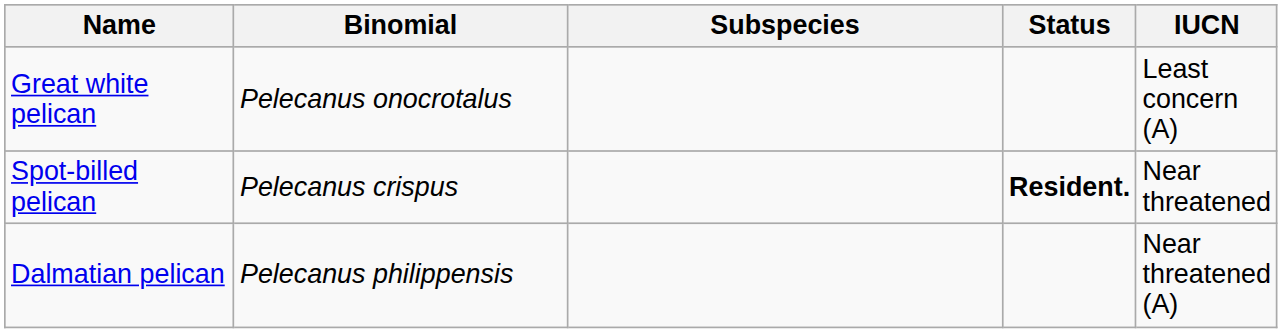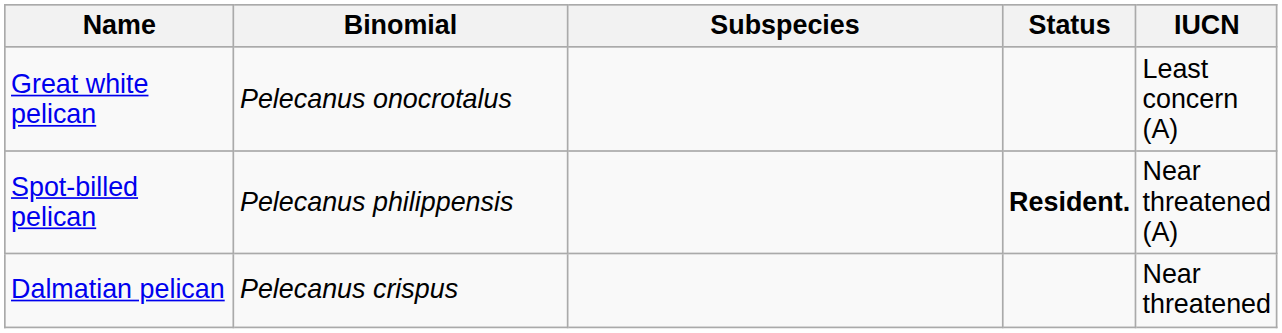(349, 186) Pelecanus crispus -> (377, 201) Pelecanus philippensis
(1207, 186) Near threatened -> (1207, 201) Near threatened (A)
(377, 274) Pelecanus philippensis -> (349, 289) Pelecanus crispus
(1207, 274) Near threatened (A) -> (1207, 289) Near threatened
